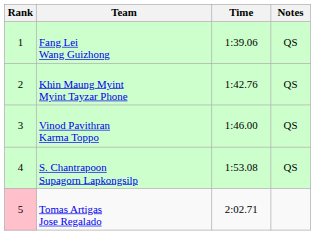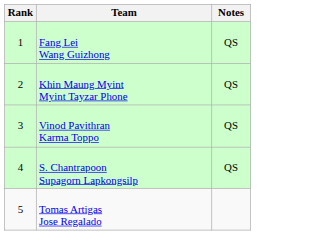- column: (241, 13)
(20, 209) pink background -> (20, 209) no background
